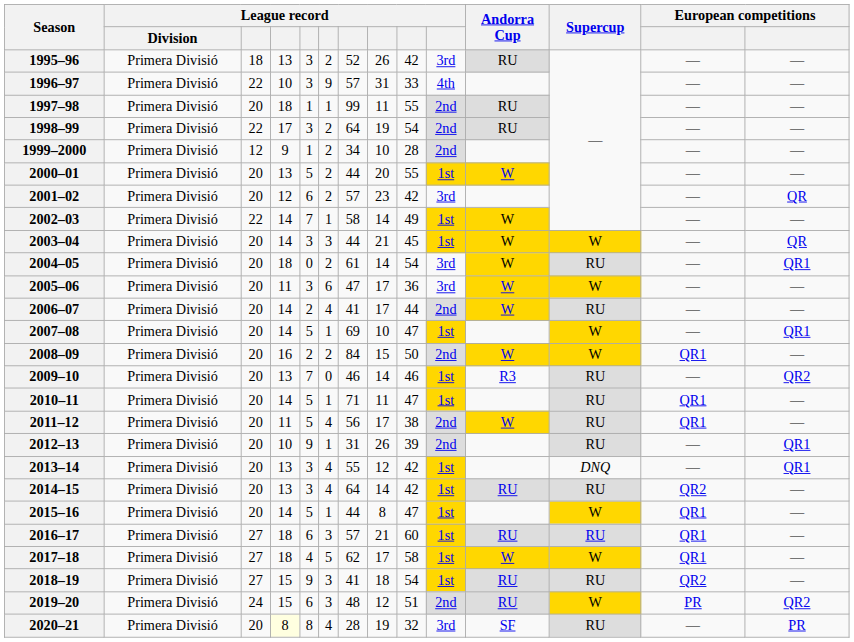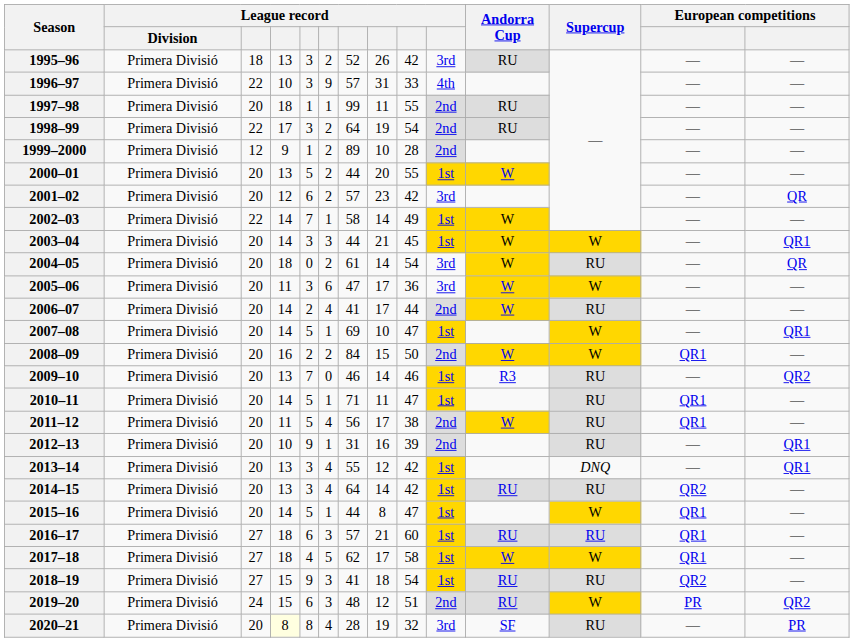(353, 151) 34 -> (353, 151) 89
(797, 241) QR -> (797, 241) QR1
(797, 264) QR1 -> (797, 264) QR
(382, 444) 26 -> (382, 444) 16
